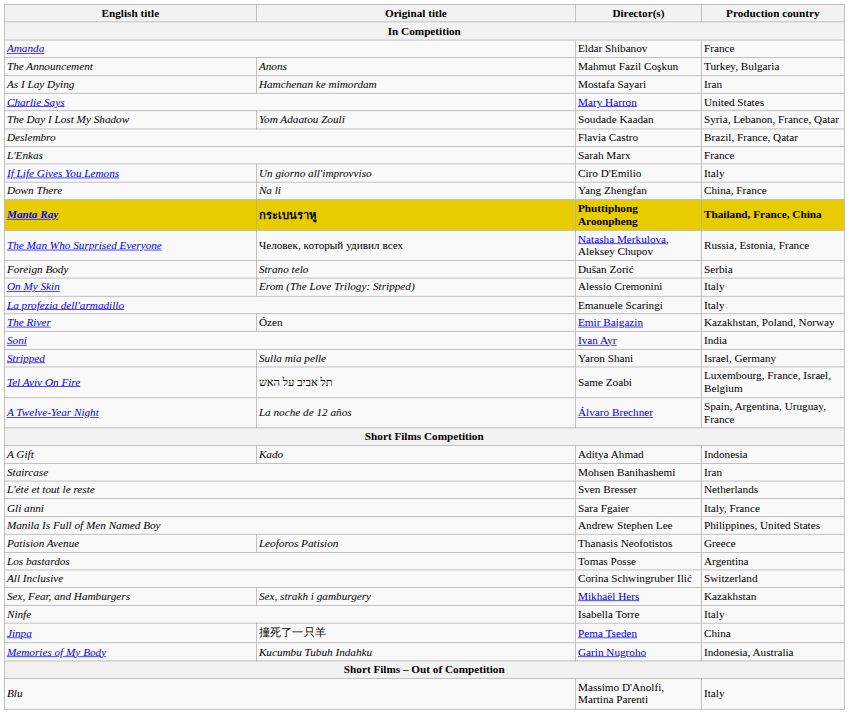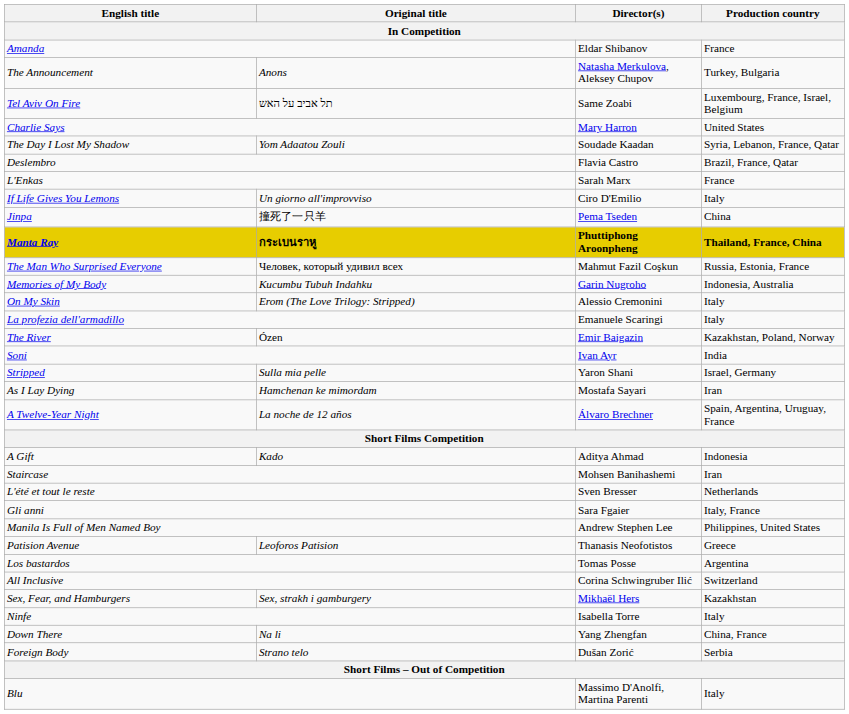(628, 66) Mahmut Fazil Coşkun -> (623, 72) Natasha Merkulova, Aleksey Chupov
rows swapped: (41, 84) <-> (44, 382)
rows swapped: (19, 633) <-> (35, 191)
(623, 245) Natasha Merkulova, Aleksey Chupov -> (628, 266) Mahmut Fazil Coşkun
rows swapped: (57, 652) <-> (38, 269)
